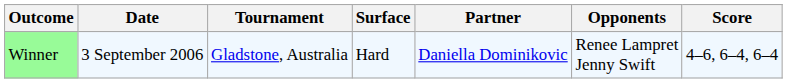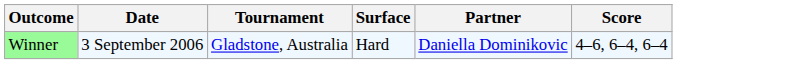- column: (627, 17)
